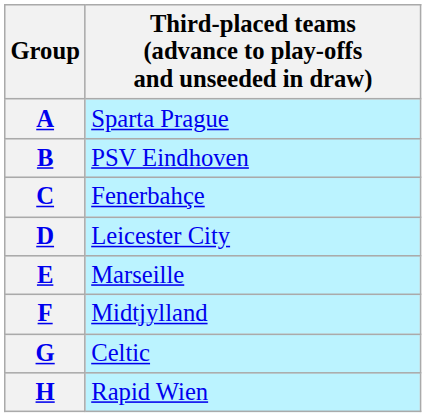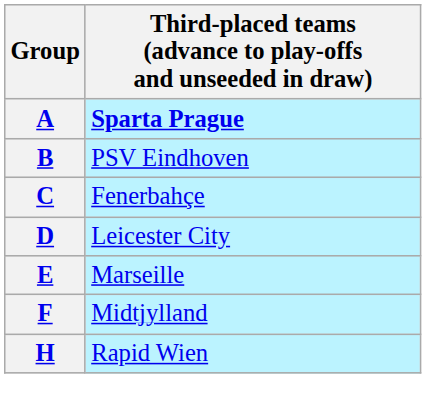(160, 118) normal -> (168, 118) bold
- row: (45, 353)
